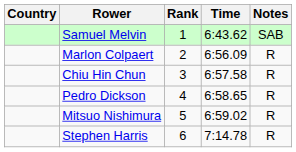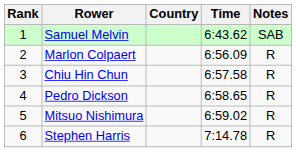columns swapped: (183, 14) <-> (32, 14)
